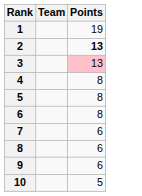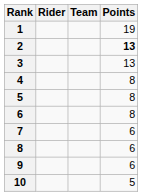+ column: (52, 13)
(97, 64) pink background -> (129, 64) no background
